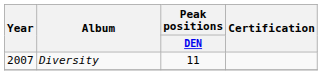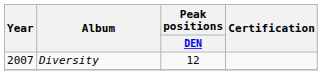(193, 61) 11 -> (193, 61) 12
